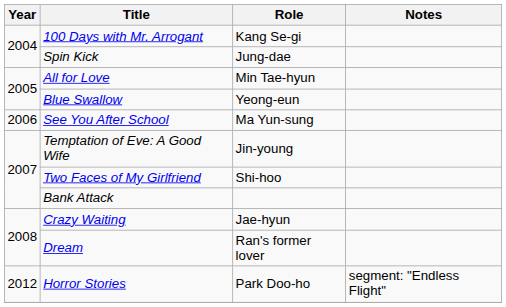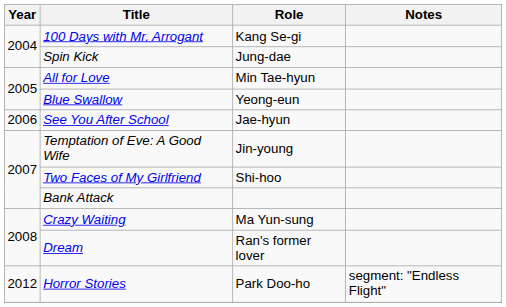(275, 120) Ma Yun-sung -> (263, 120) Jae-hyun
(263, 219) Jae-hyun -> (275, 219) Ma Yun-sung
